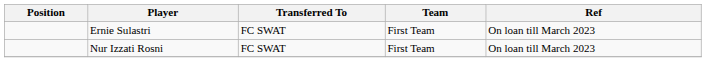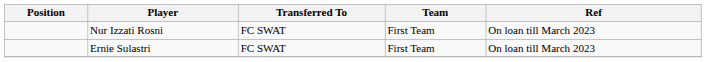rows swapped: (127, 48) <-> (120, 30)
